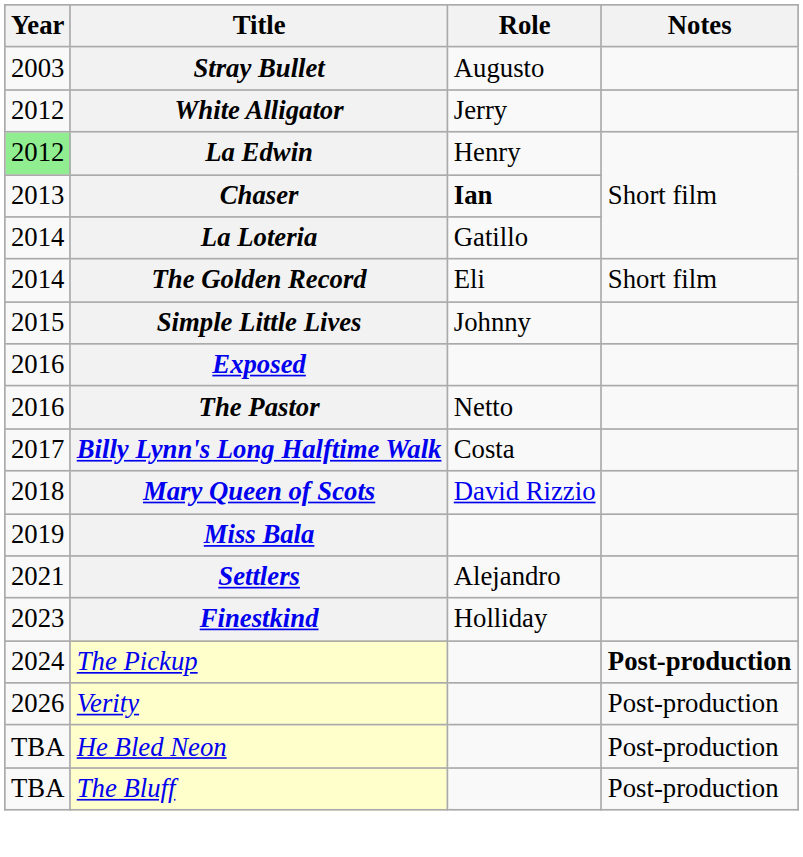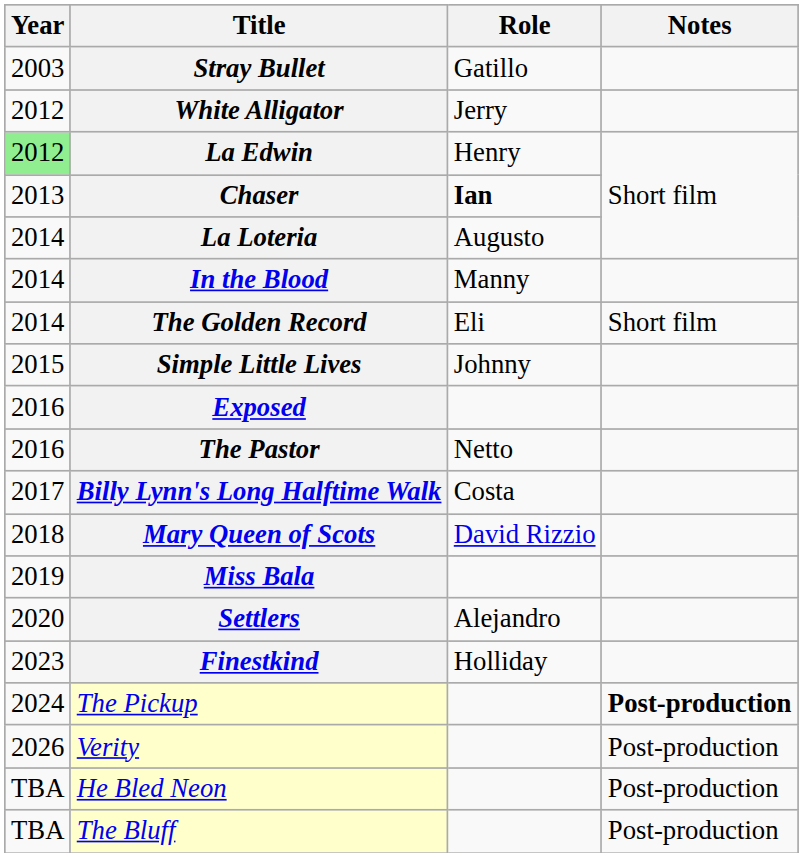(499, 68) Augusto -> (491, 68) Gatillo
(491, 237) Gatillo -> (499, 237) Augusto
+ row: (259, 279)
(38, 576) 2021 -> (38, 618) 2020
